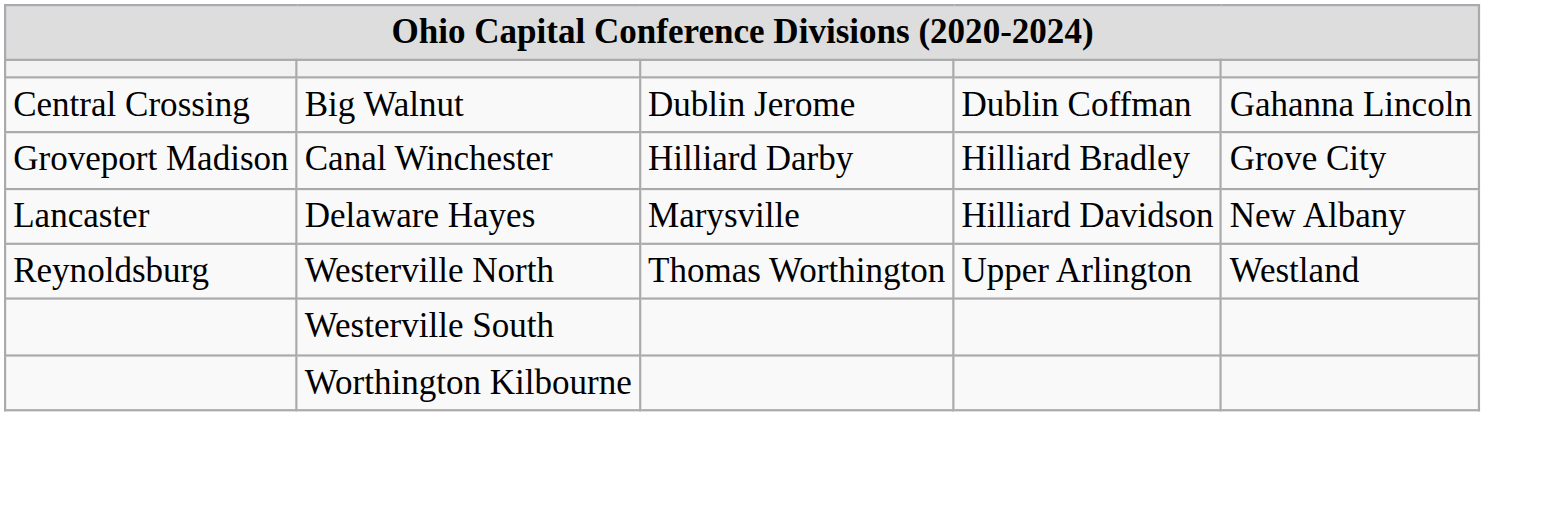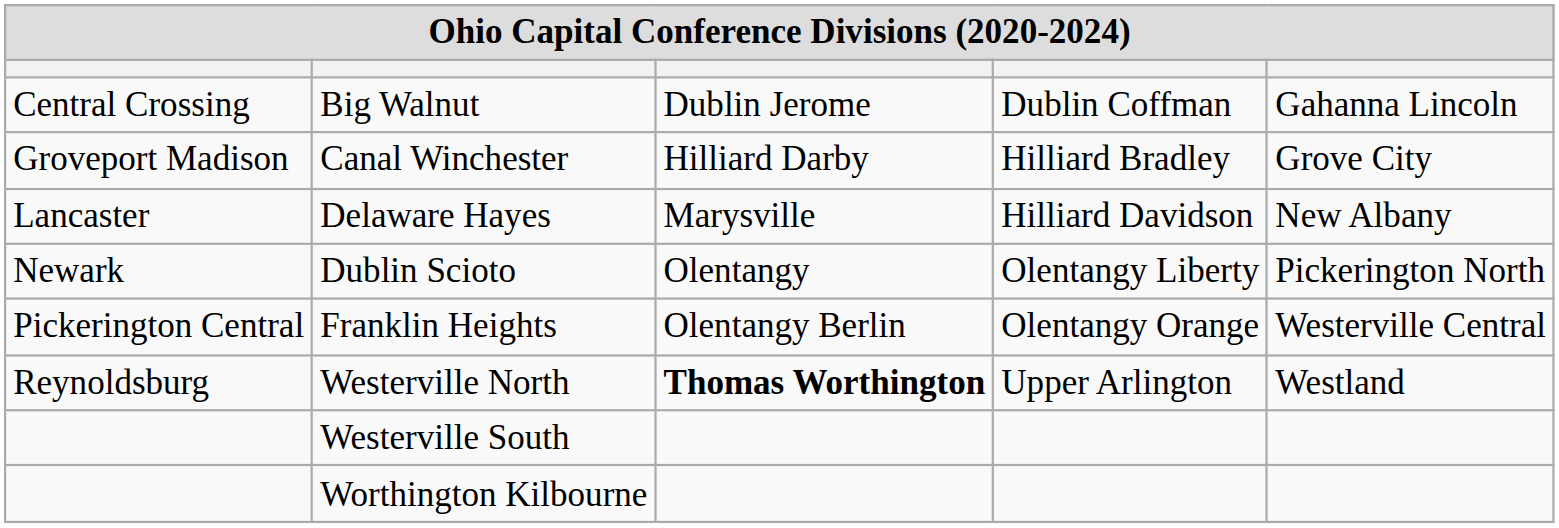+ row: (418, 270)
+ row: (439, 326)
(797, 270) normal -> (824, 381) bold
